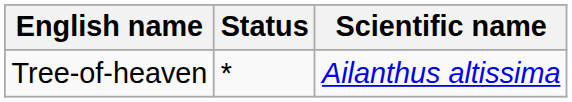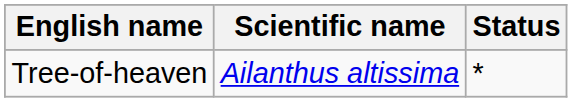columns swapped: (441, 27) <-> (265, 27)
